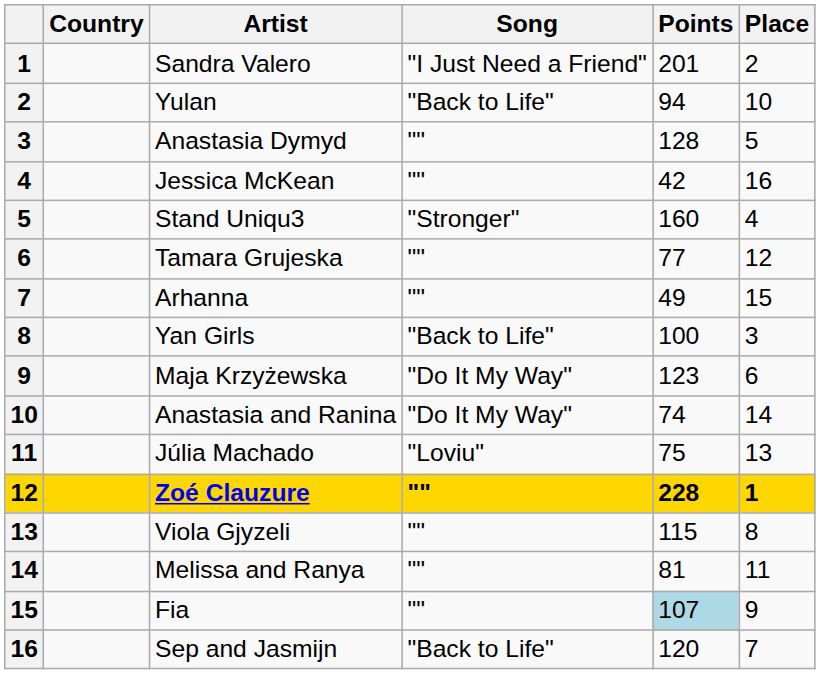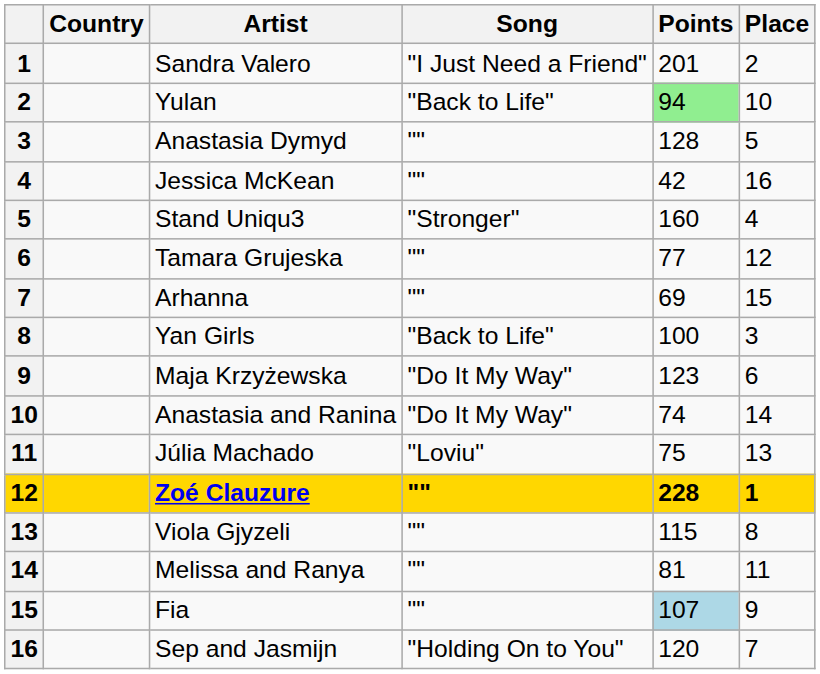(672, 102) no background -> (672, 102) lightgreen background
(672, 297) 49 -> (672, 297) 69
(481, 649) "Back to Life" -> (516, 649) "Holding On to You"
